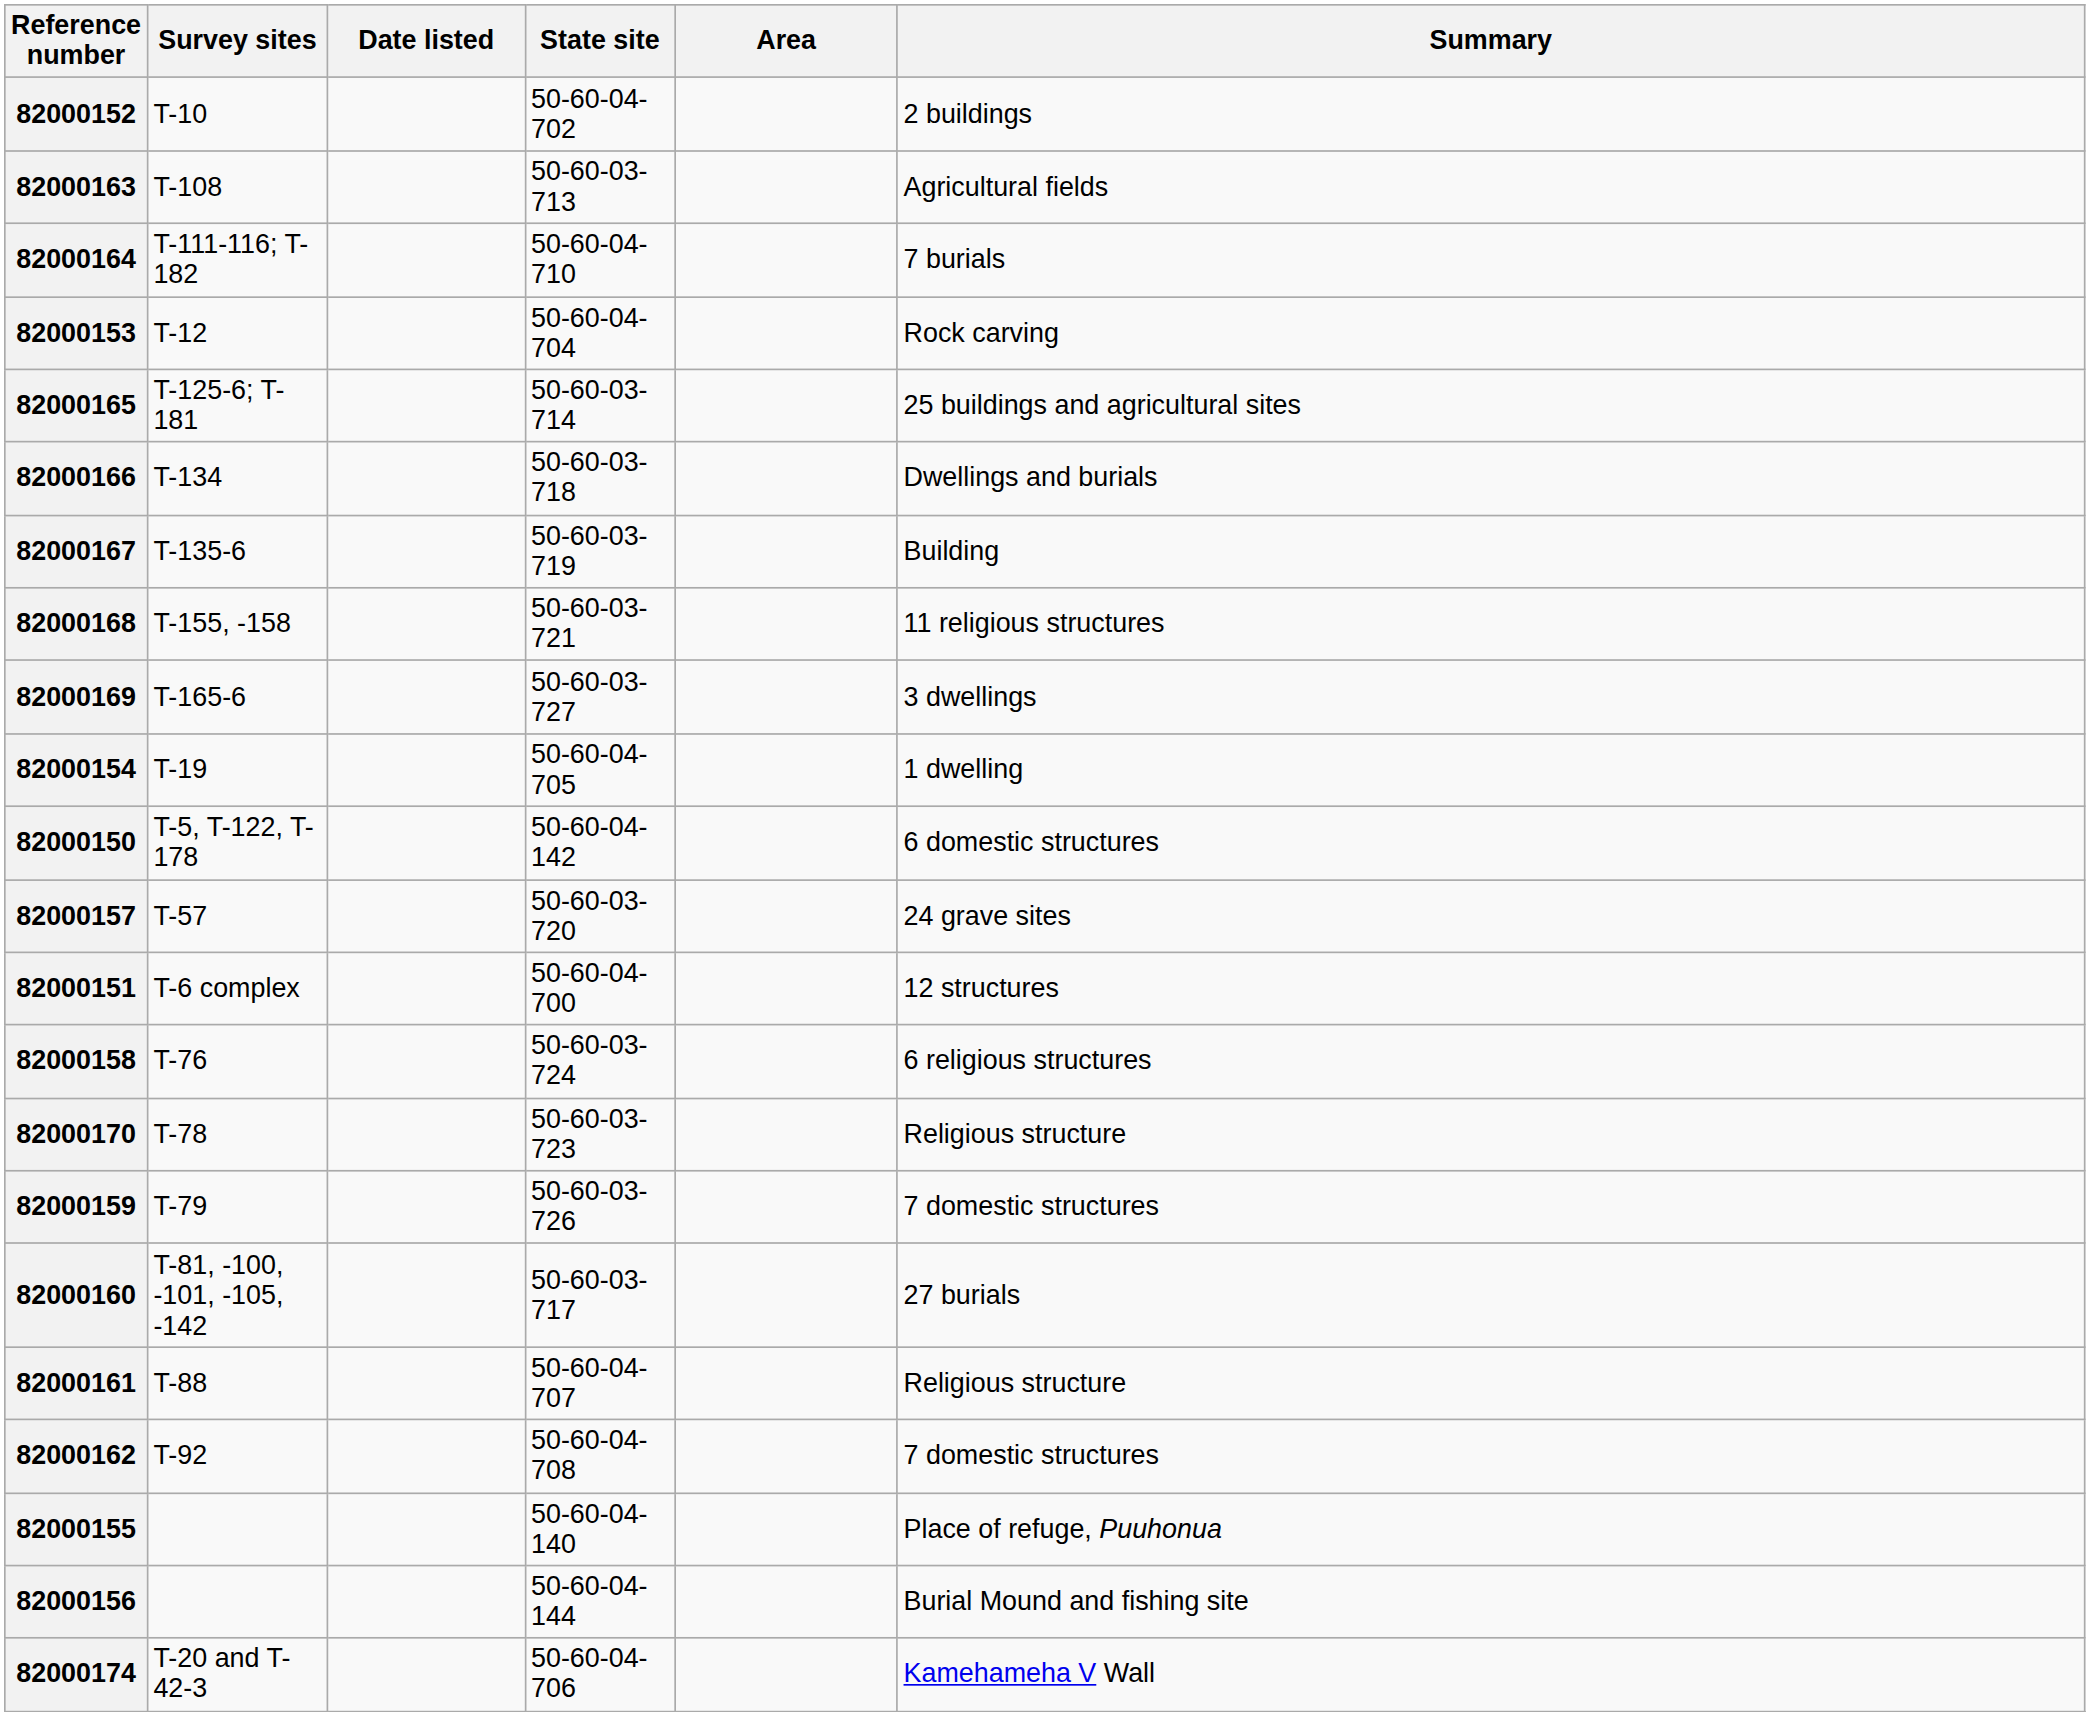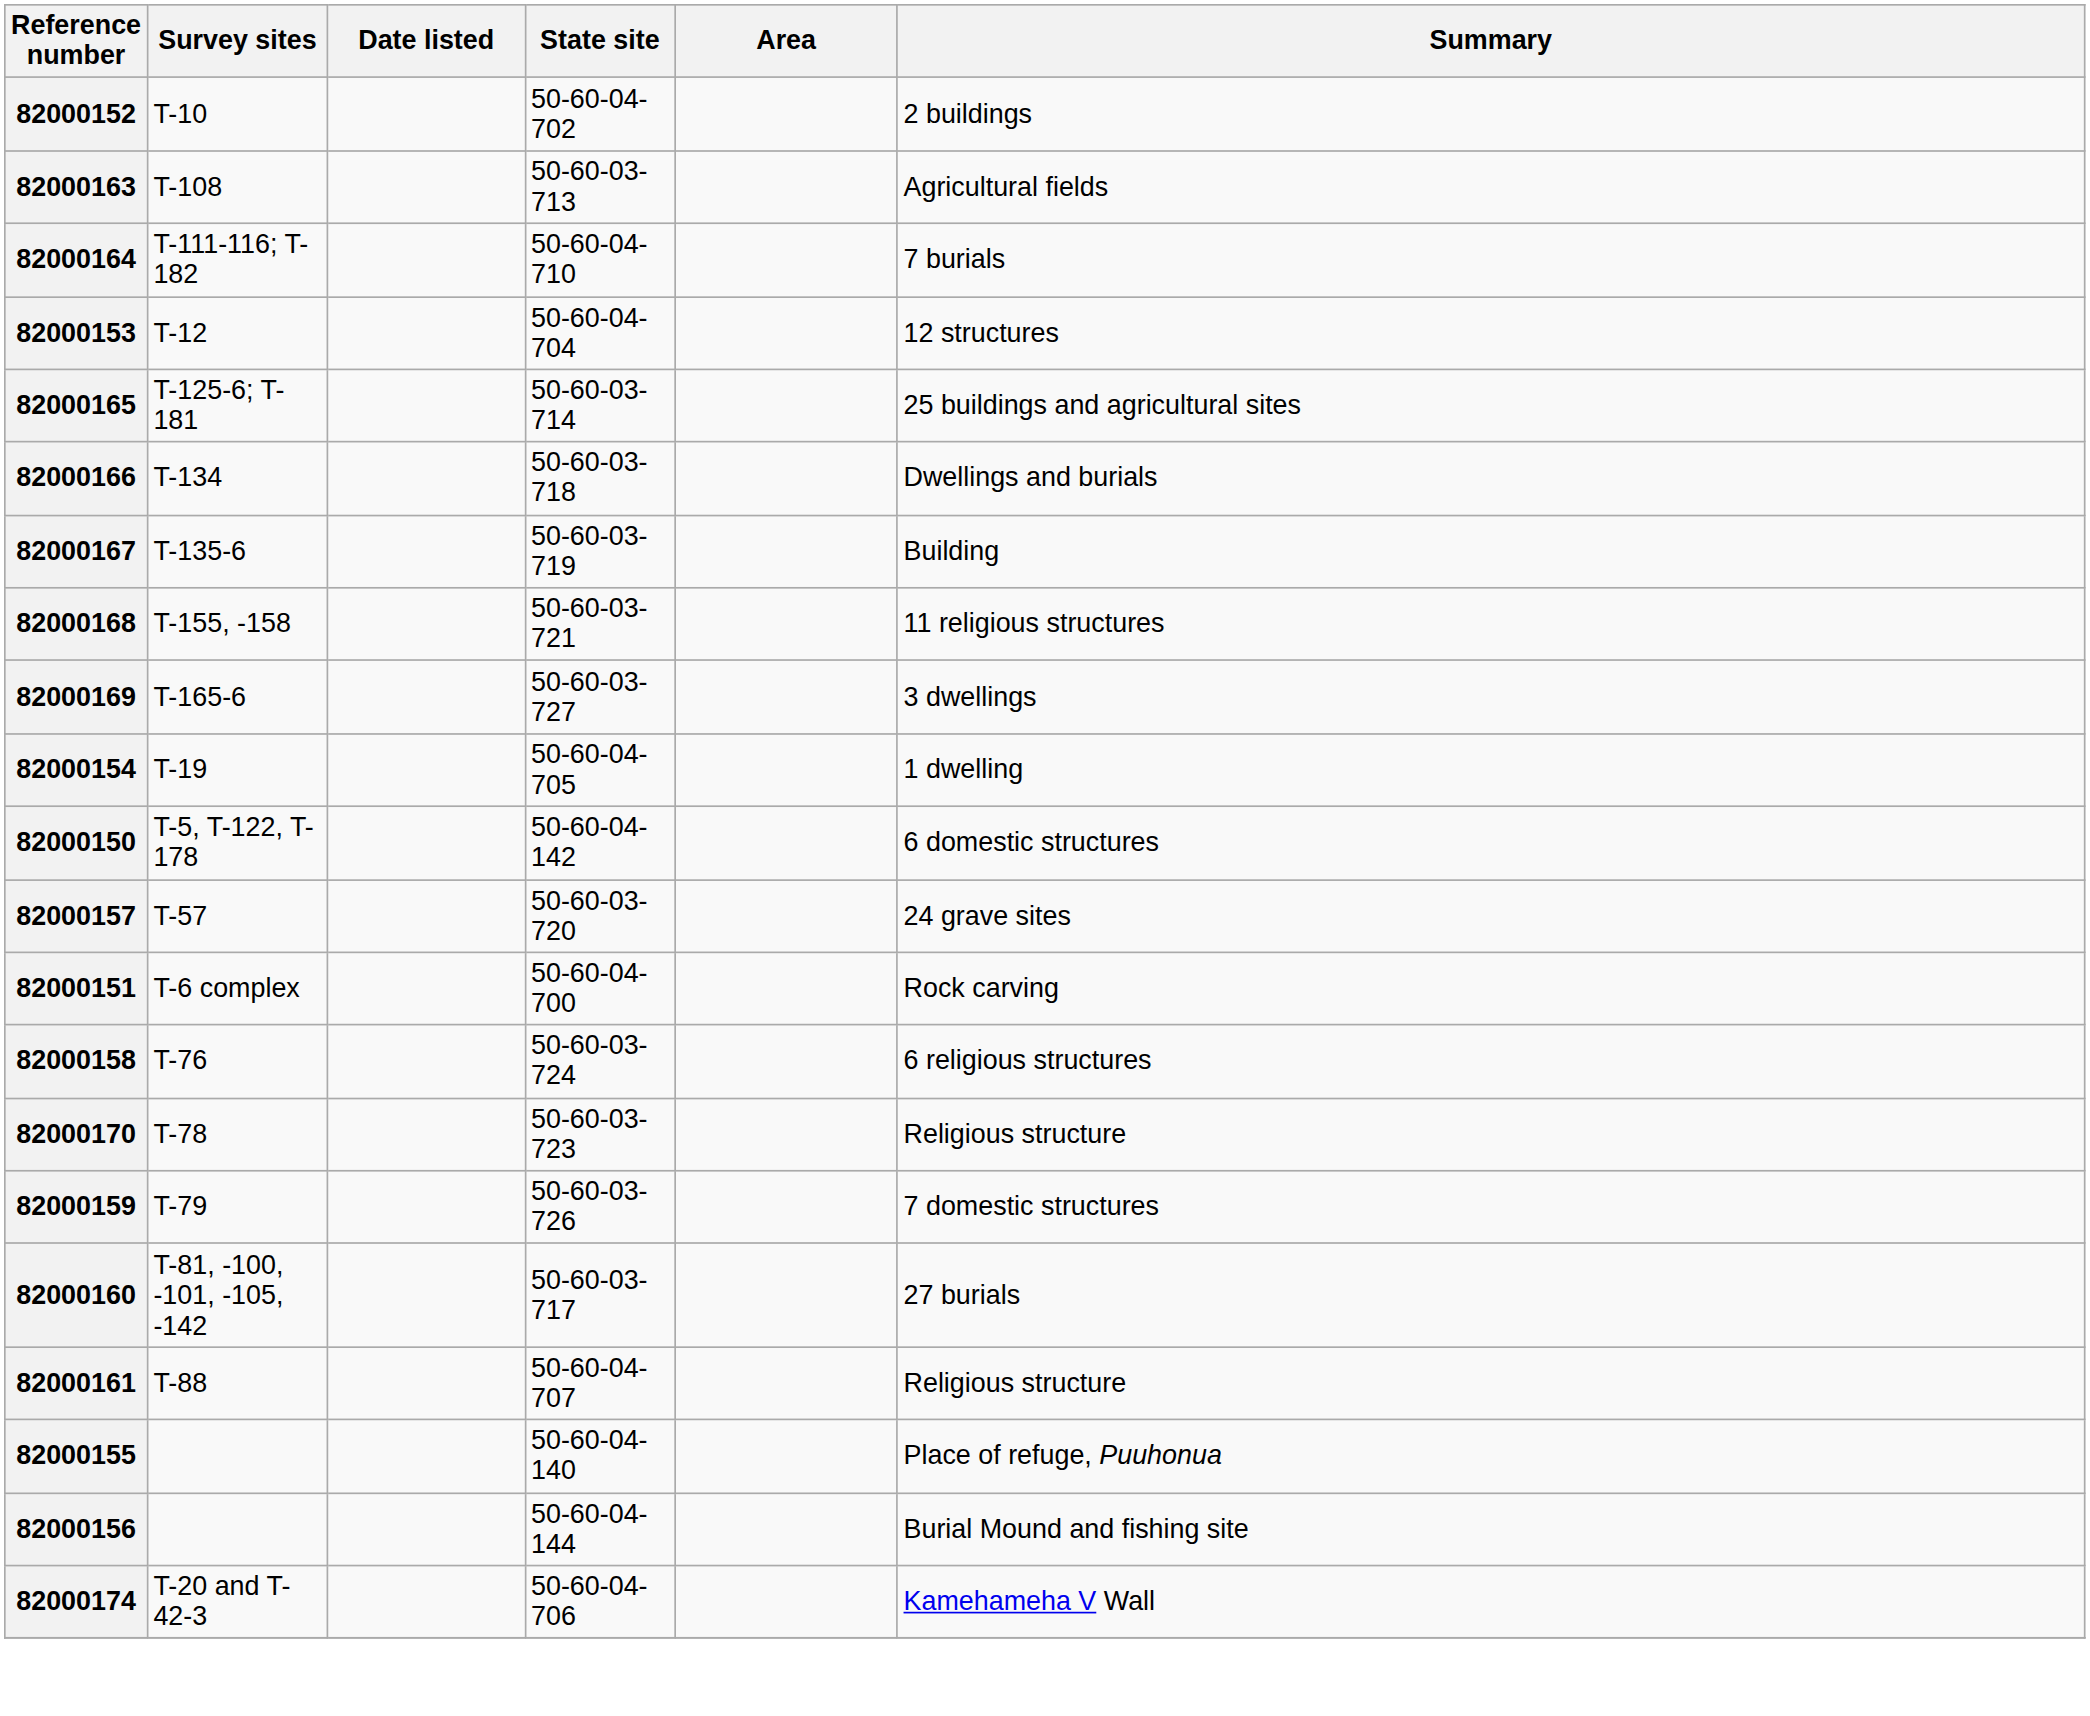(981, 332) Rock carving -> (981, 332) 12 structures
(981, 988) 12 structures -> (981, 988) Rock carving
- row: (76, 1455)
